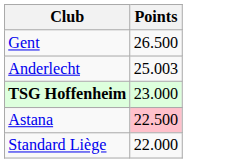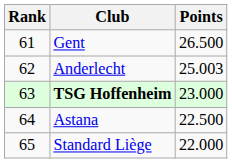+ column: (27, 17)
(156, 119) pink background -> (201, 119) no background
